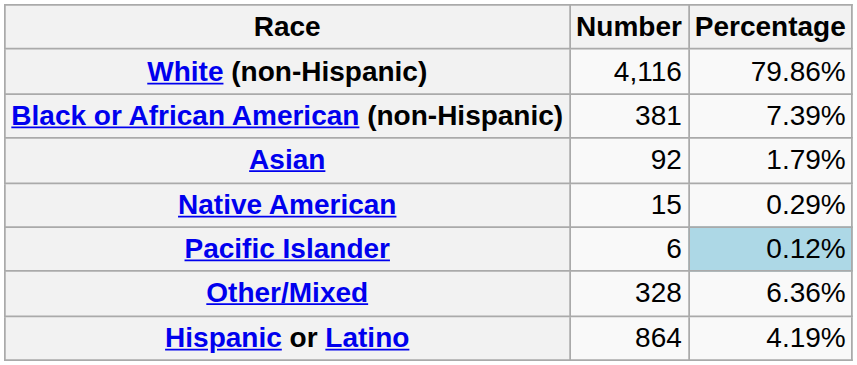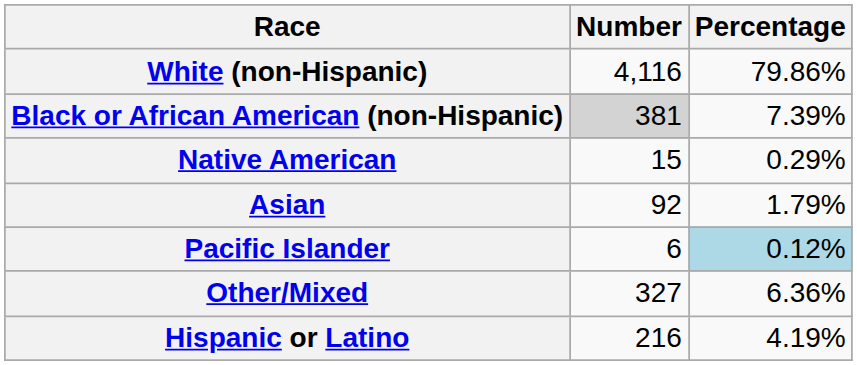(658, 115) no background -> (658, 115) lightgrey background
rows swapped: (287, 204) <-> (287, 159)
(658, 293) 328 -> (658, 293) 327
(658, 337) 864 -> (658, 337) 216
